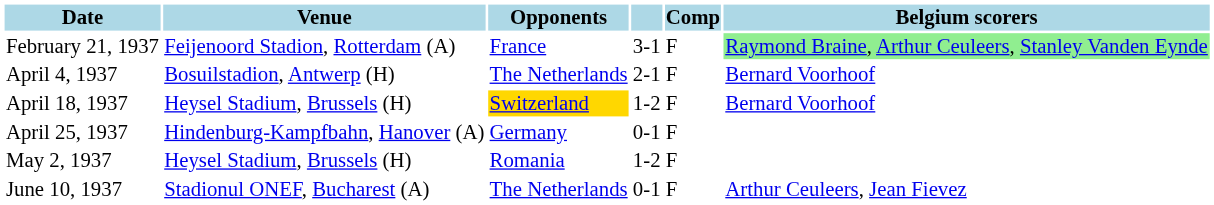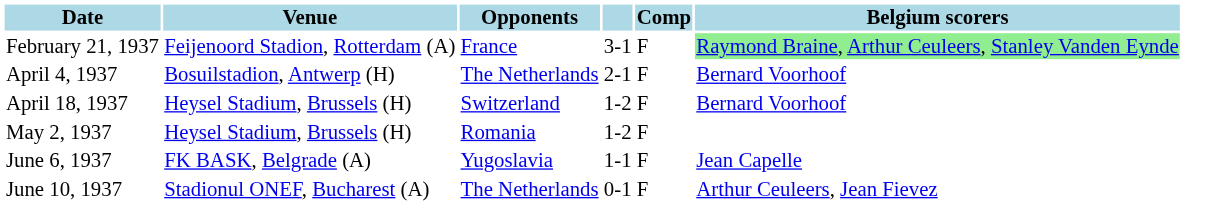(539, 103) gold background -> (510, 103) no background
- row: (67, 131)
+ row: (59, 160)
